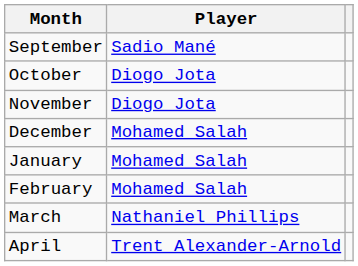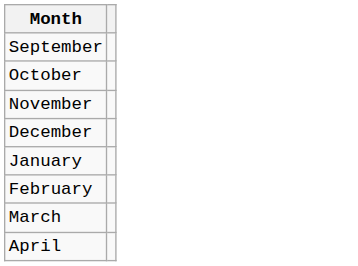- column: (226, 19)
